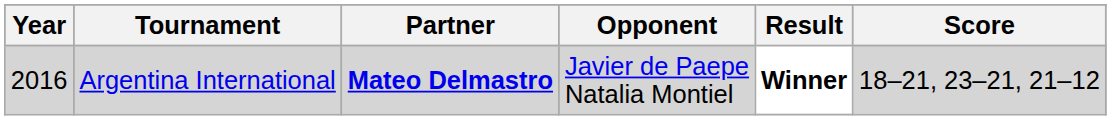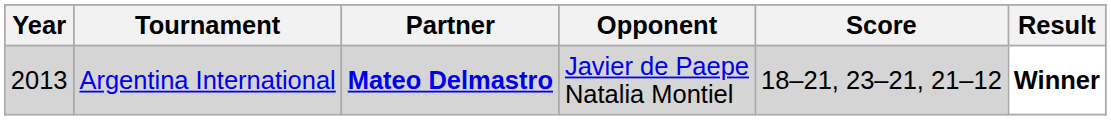columns swapped: (979, 25) <-> (804, 25)
(39, 80) 2016 -> (39, 80) 2013
